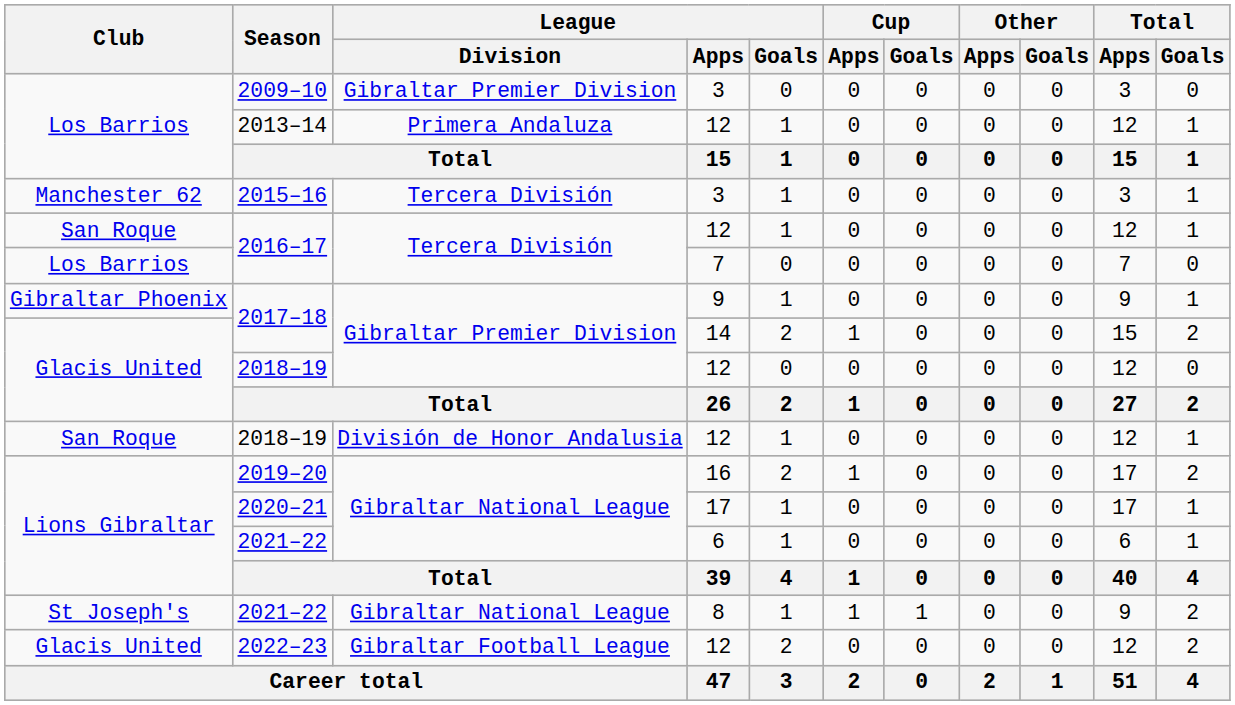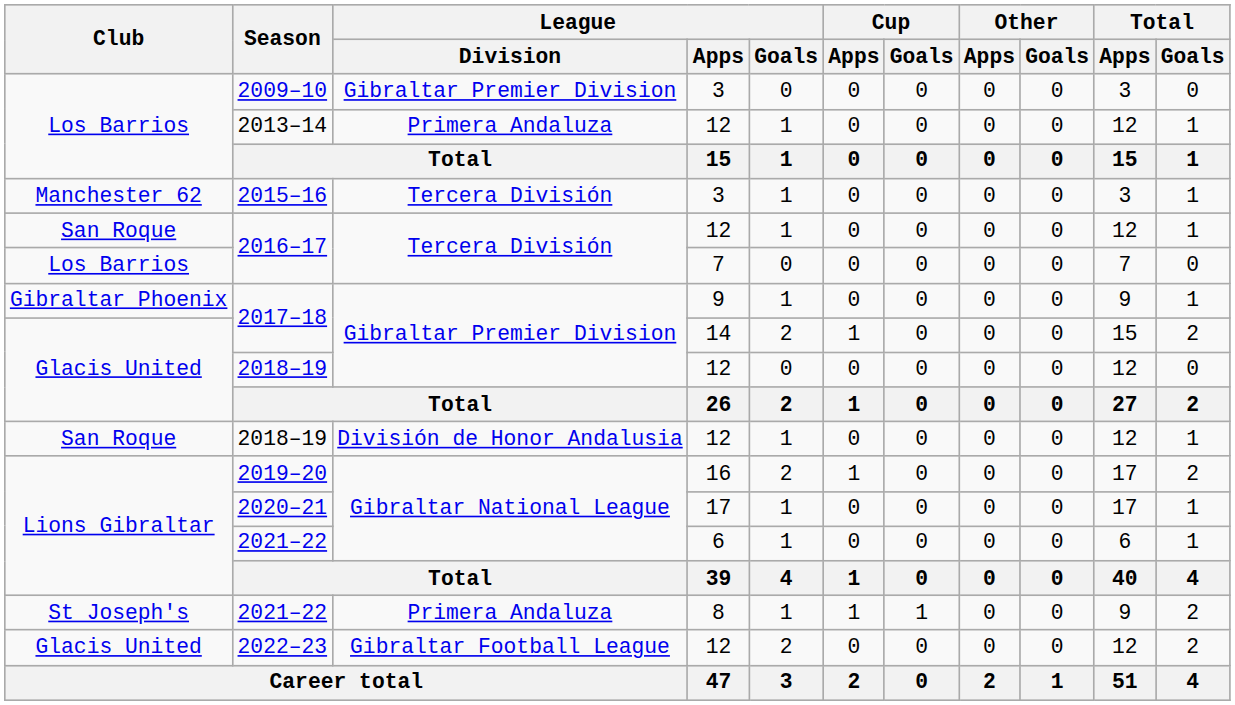(510, 613) Gibraltar National League -> (510, 613) Primera Andaluza
